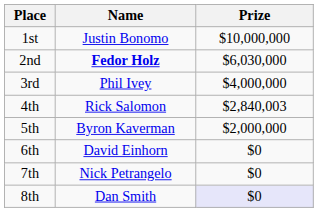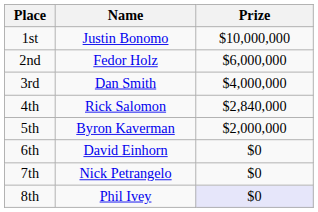(126, 60) bold -> (126, 60) normal
(254, 60) $6,030,000 -> (254, 60) $6,000,000
(126, 83) Phil Ivey -> (126, 83) Dan Smith
(254, 106) $2,840,003 -> (254, 106) $2,840,000
(126, 196) Dan Smith -> (126, 196) Phil Ivey
